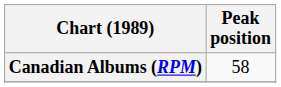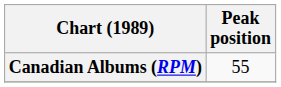(241, 67) 58 -> (241, 67) 55
